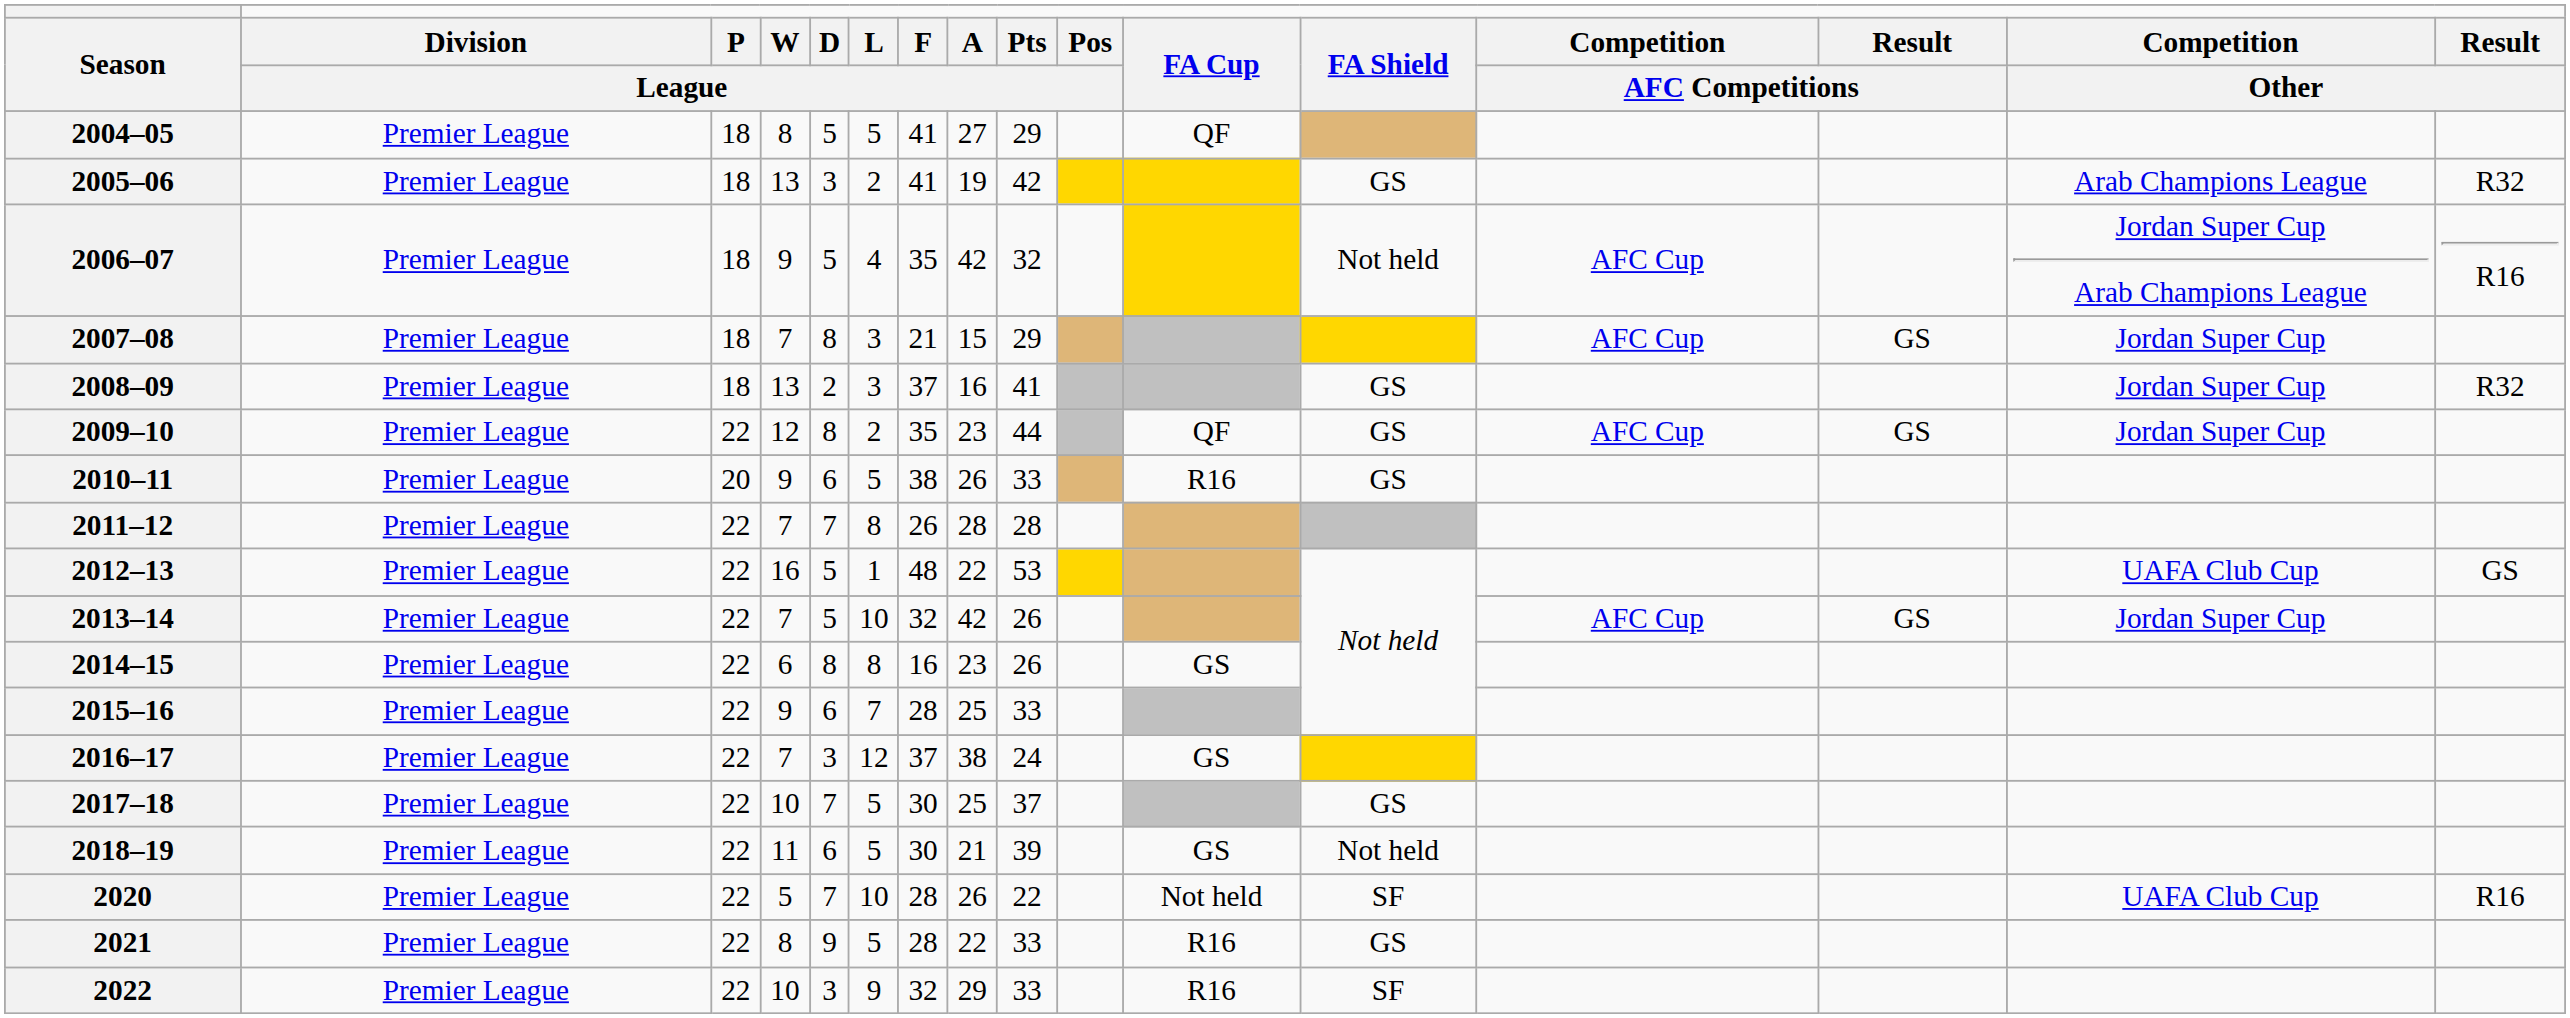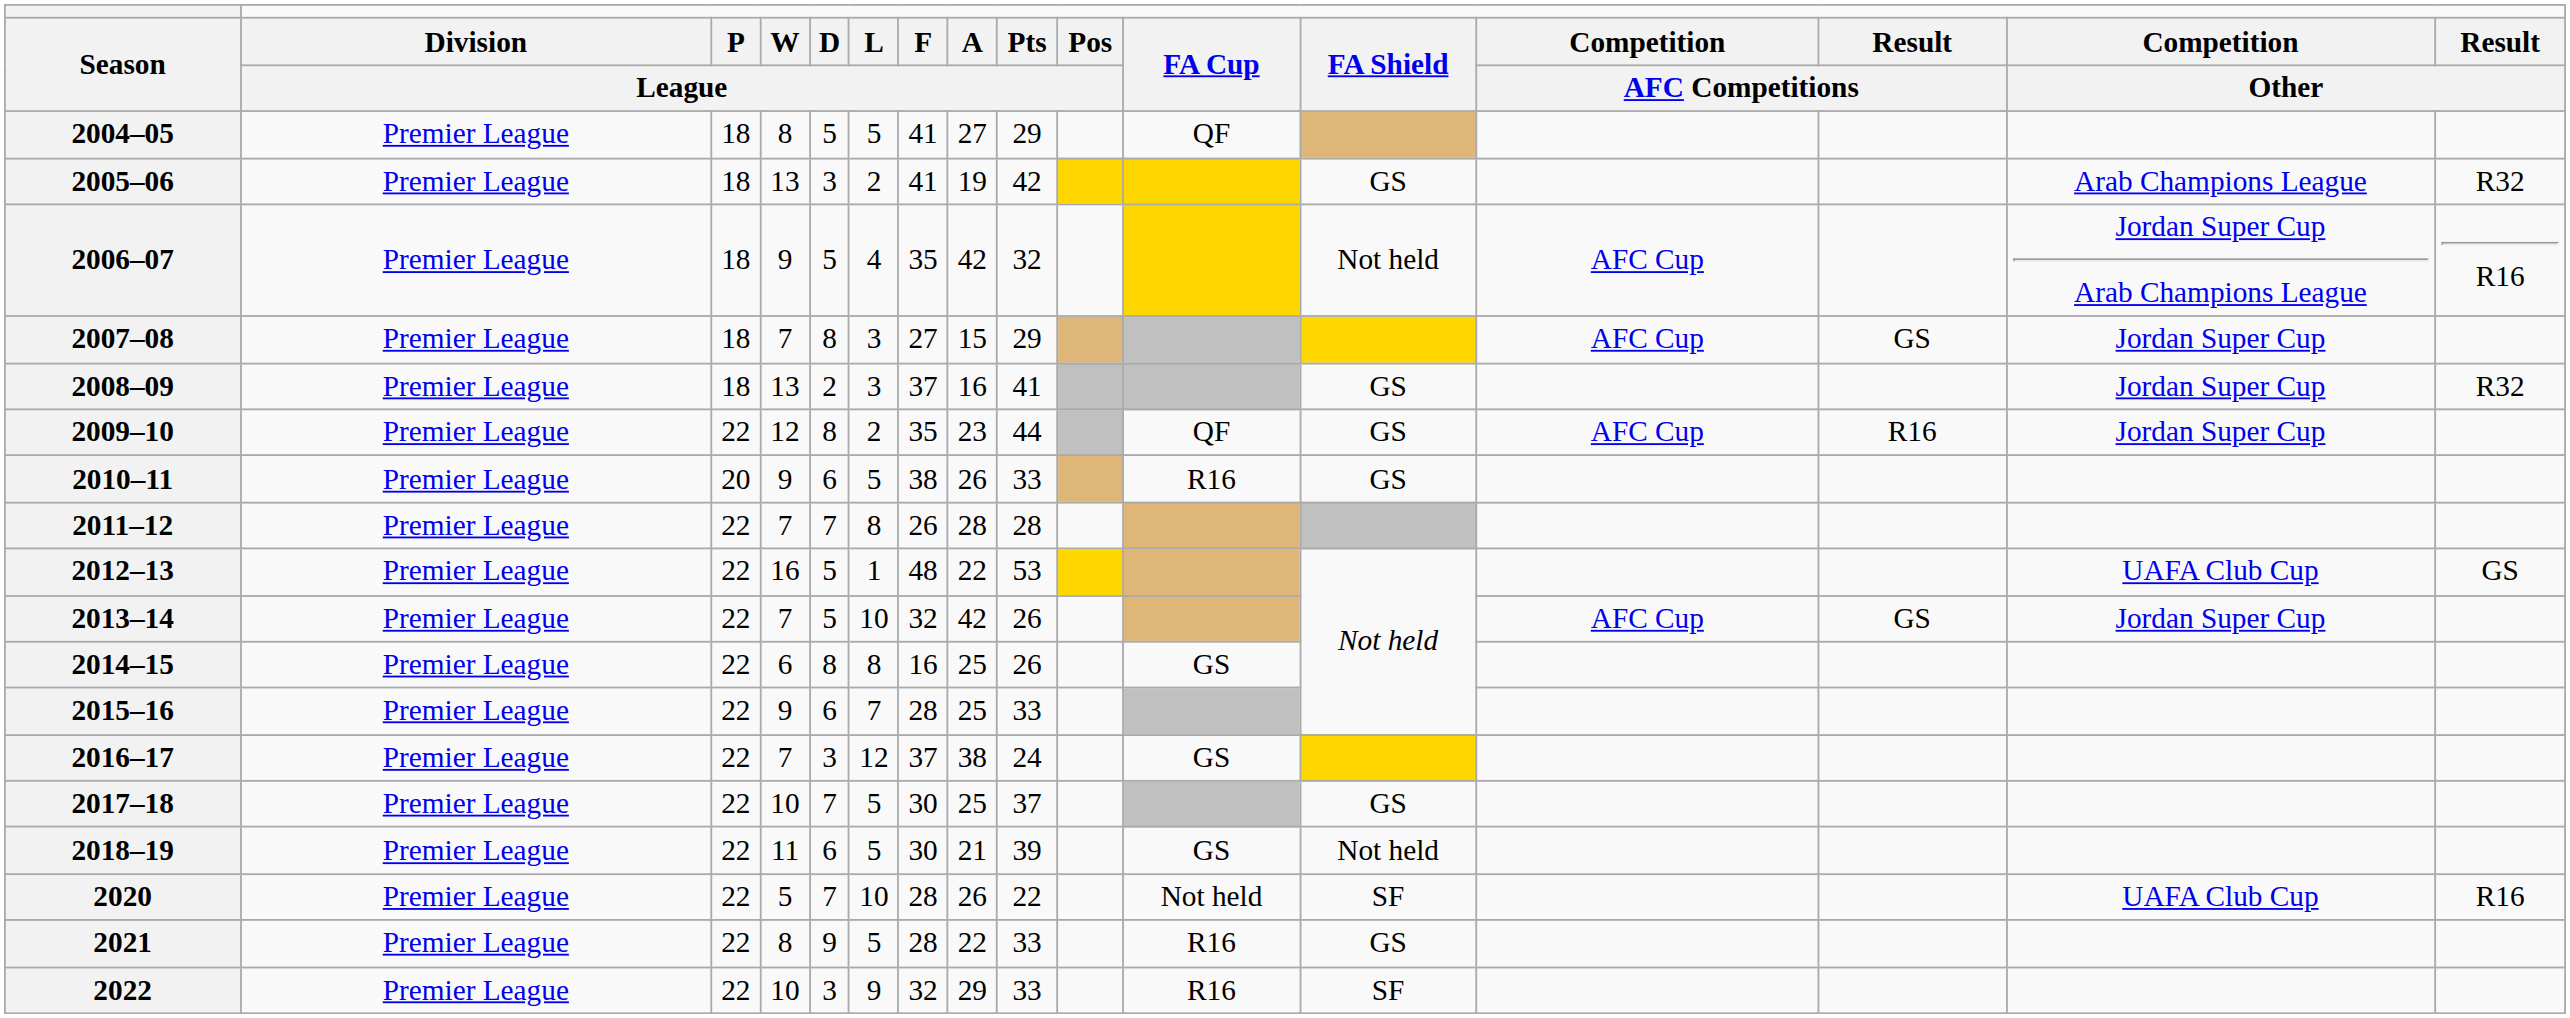(923, 339) 21 -> (923, 339) 27
(1912, 432) GS -> (1912, 432) R16
(972, 664) 23 -> (972, 664) 25
